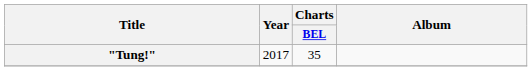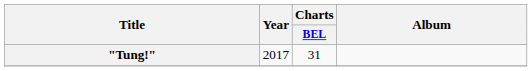(314, 55) 35 -> (314, 55) 31
